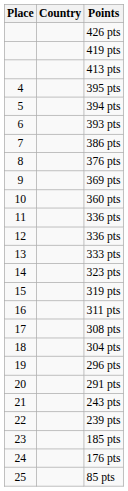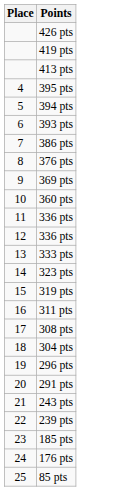- column: (60, 13)
